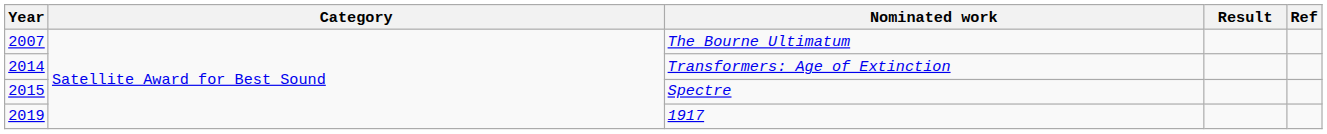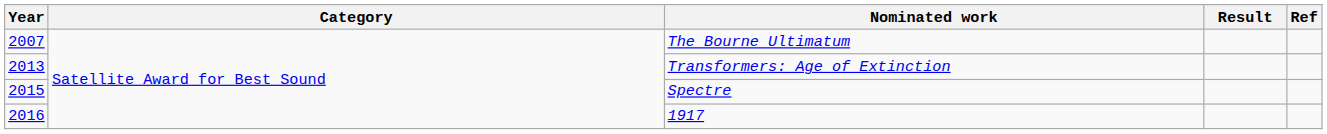(26, 67) 2014 -> (26, 67) 2013
(26, 116) 2019 -> (26, 116) 2016
